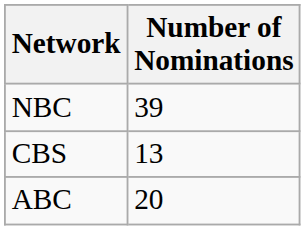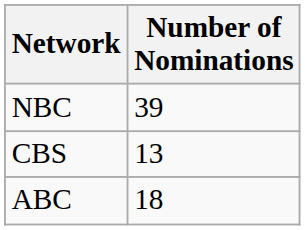(149, 199) 20 -> (149, 199) 18
